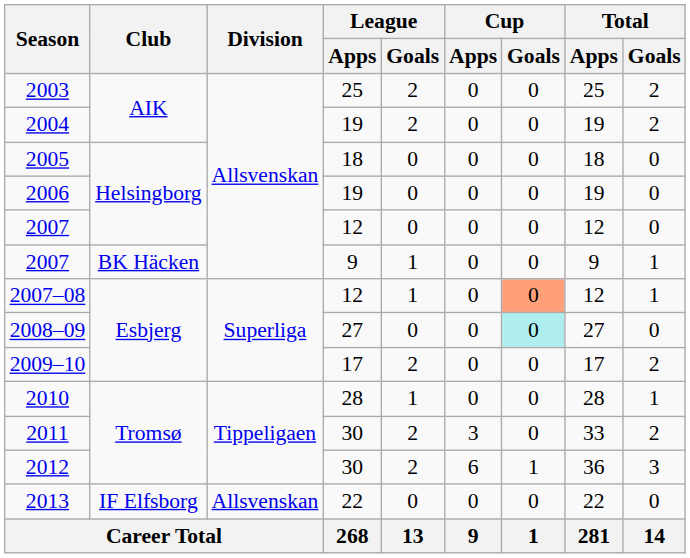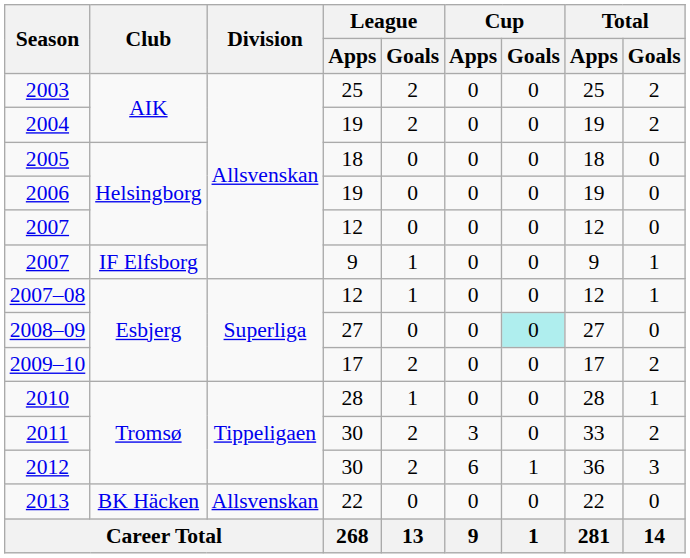(148, 261) BK Häcken -> (148, 261) IF Elfsborg
(533, 295) lightsalmon background -> (533, 295) no background
(148, 501) IF Elfsborg -> (148, 501) BK Häcken
